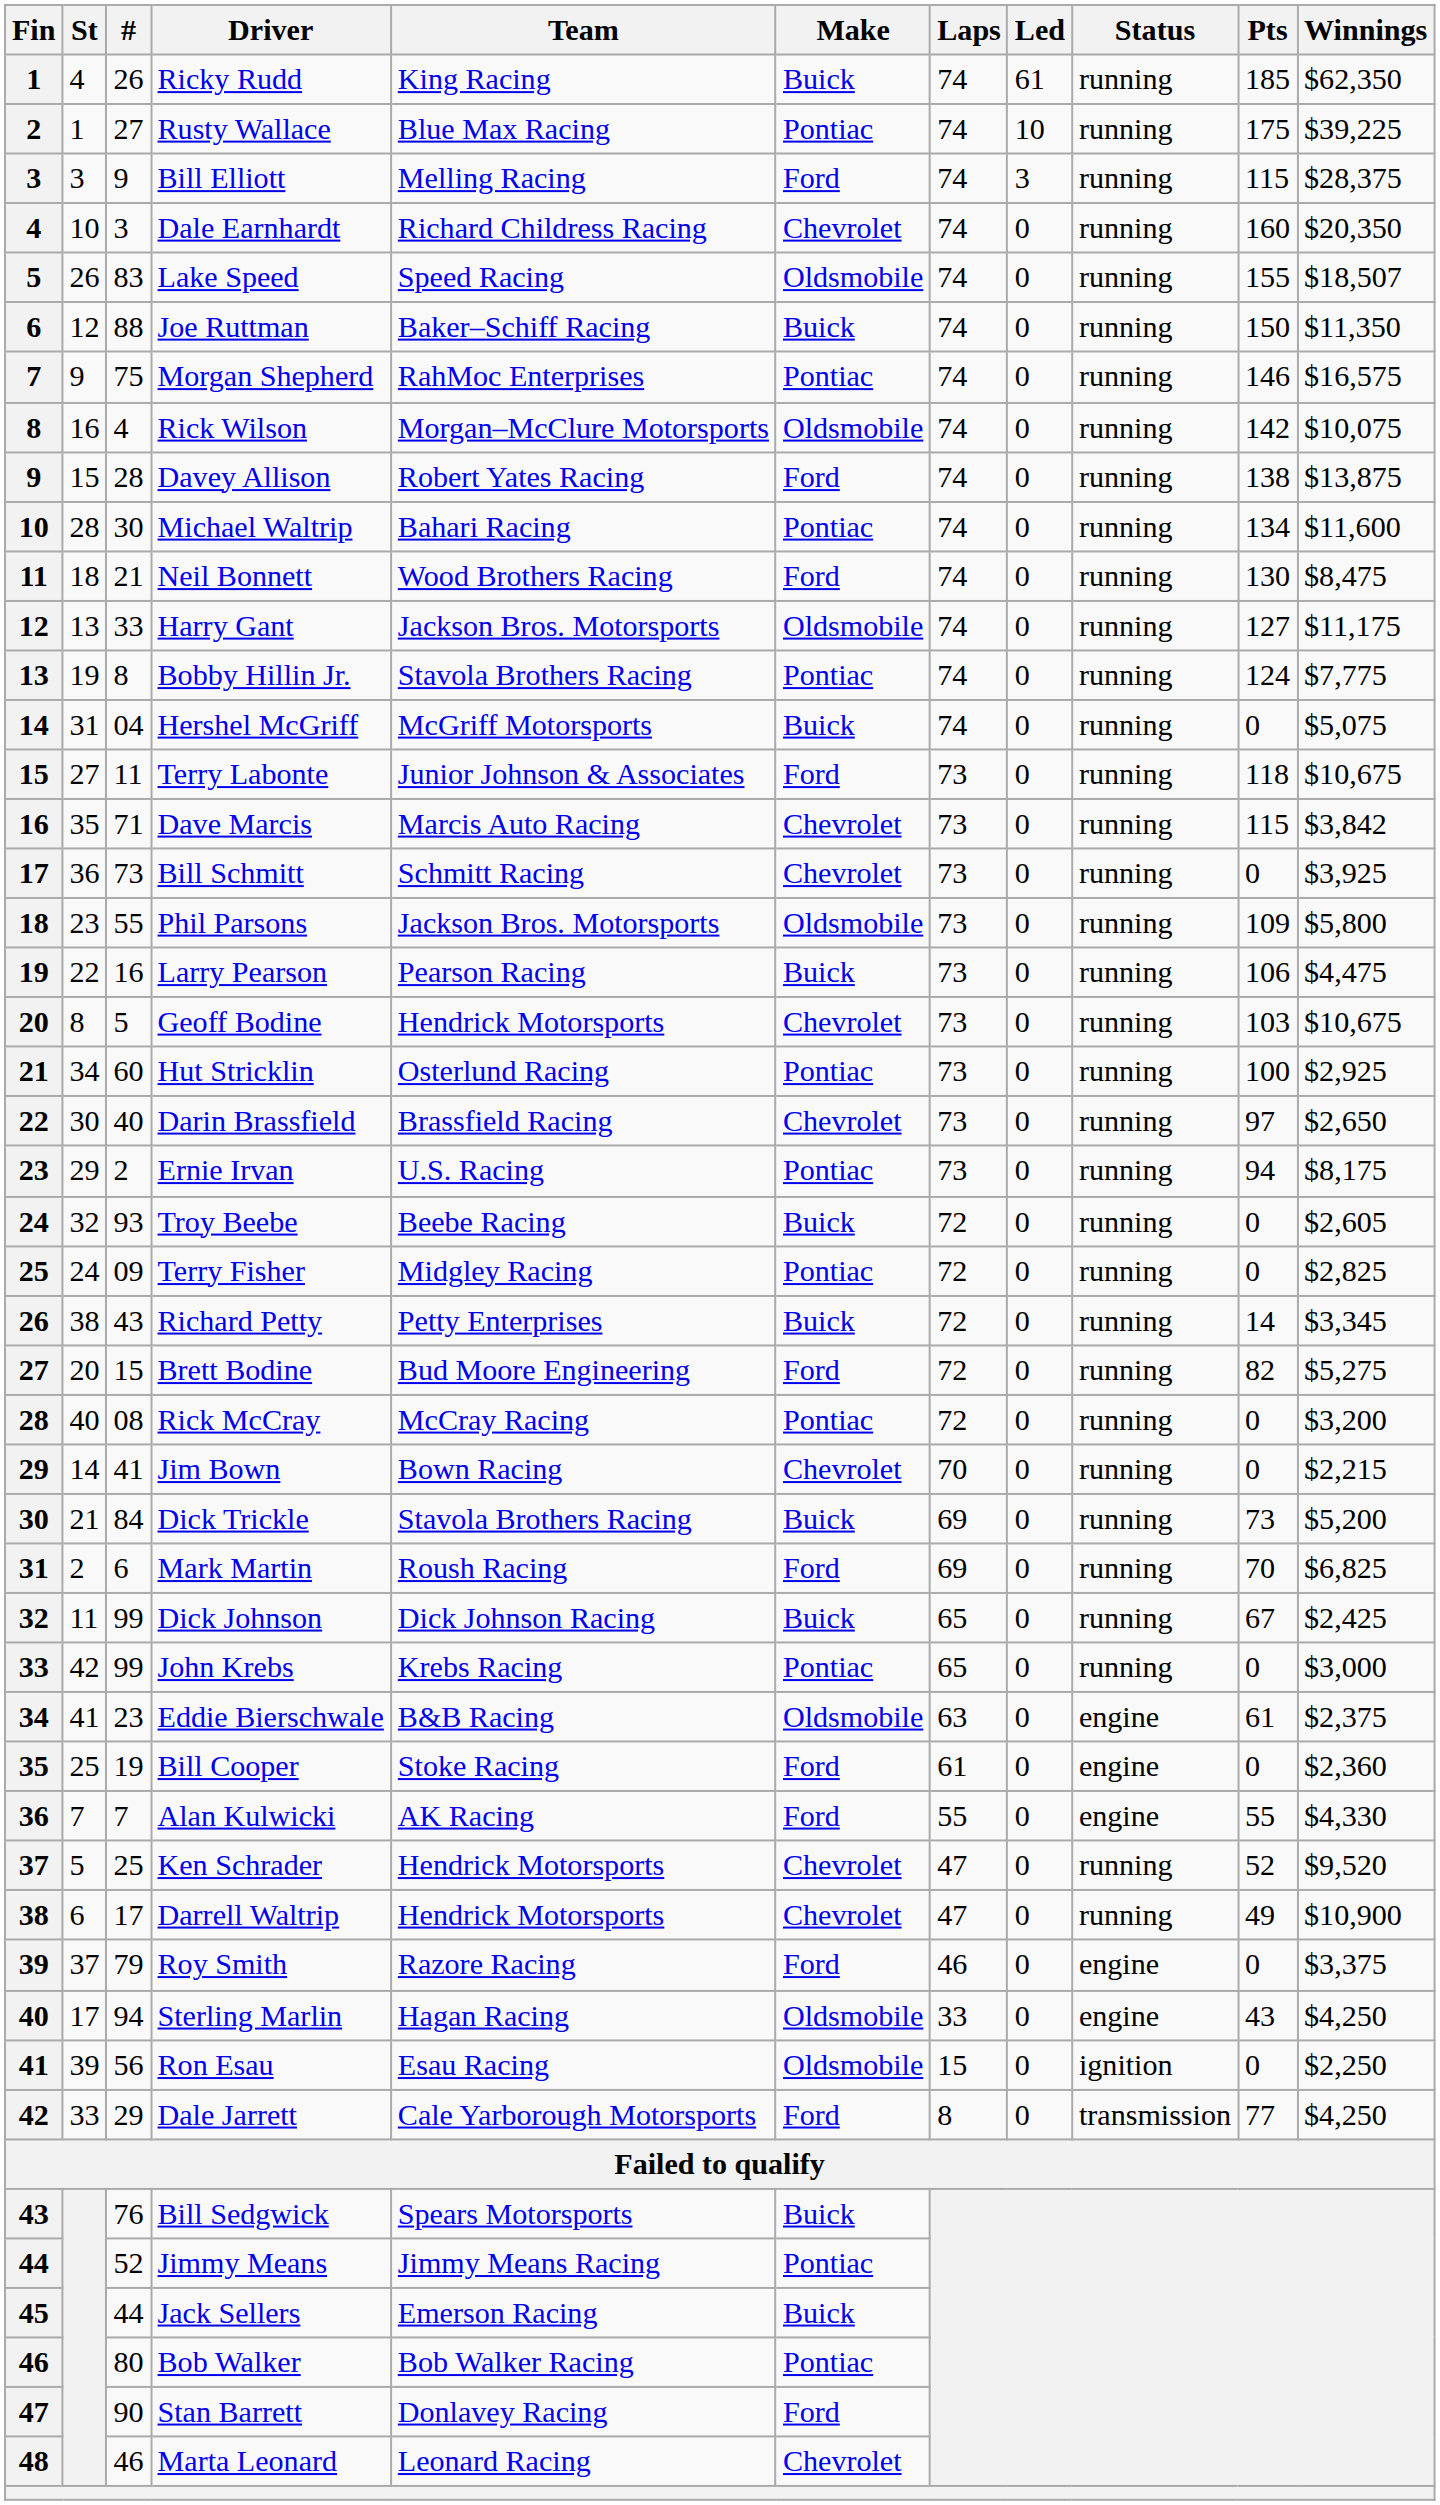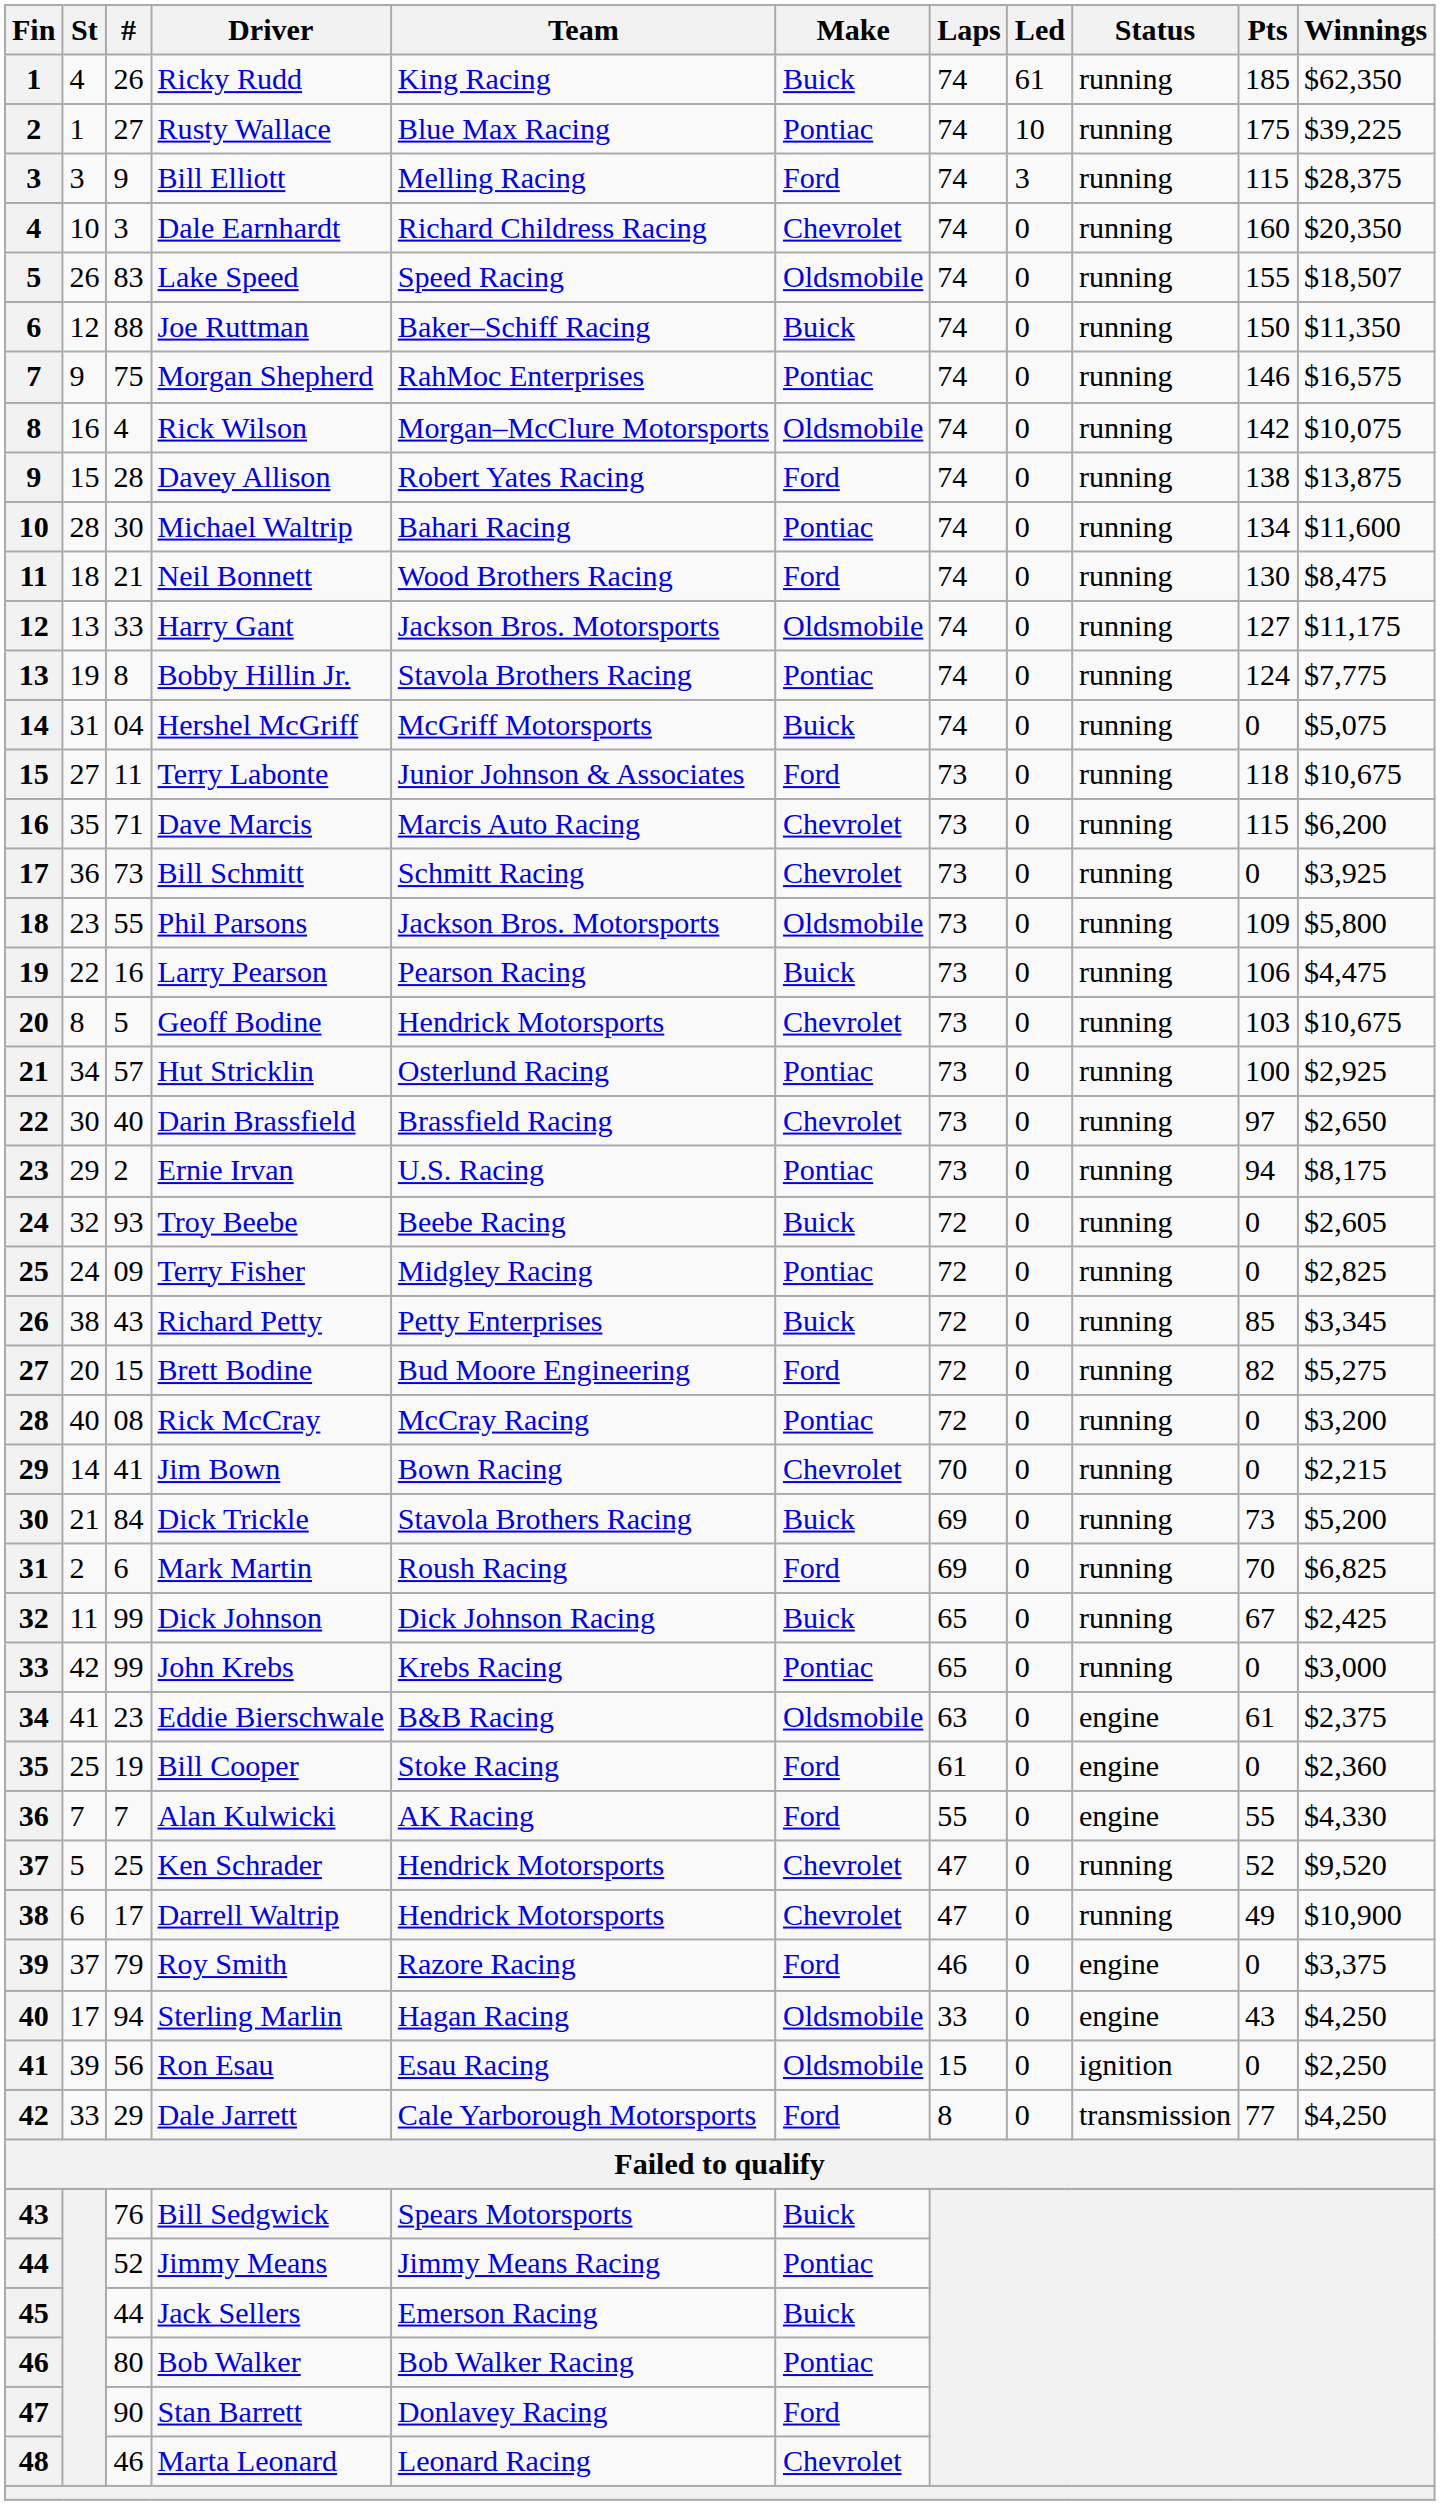(1345, 823) $3,842 -> (1345, 823) $6,200
(129, 1071) 60 -> (129, 1071) 57
(1260, 1319) 14 -> (1260, 1319) 85
